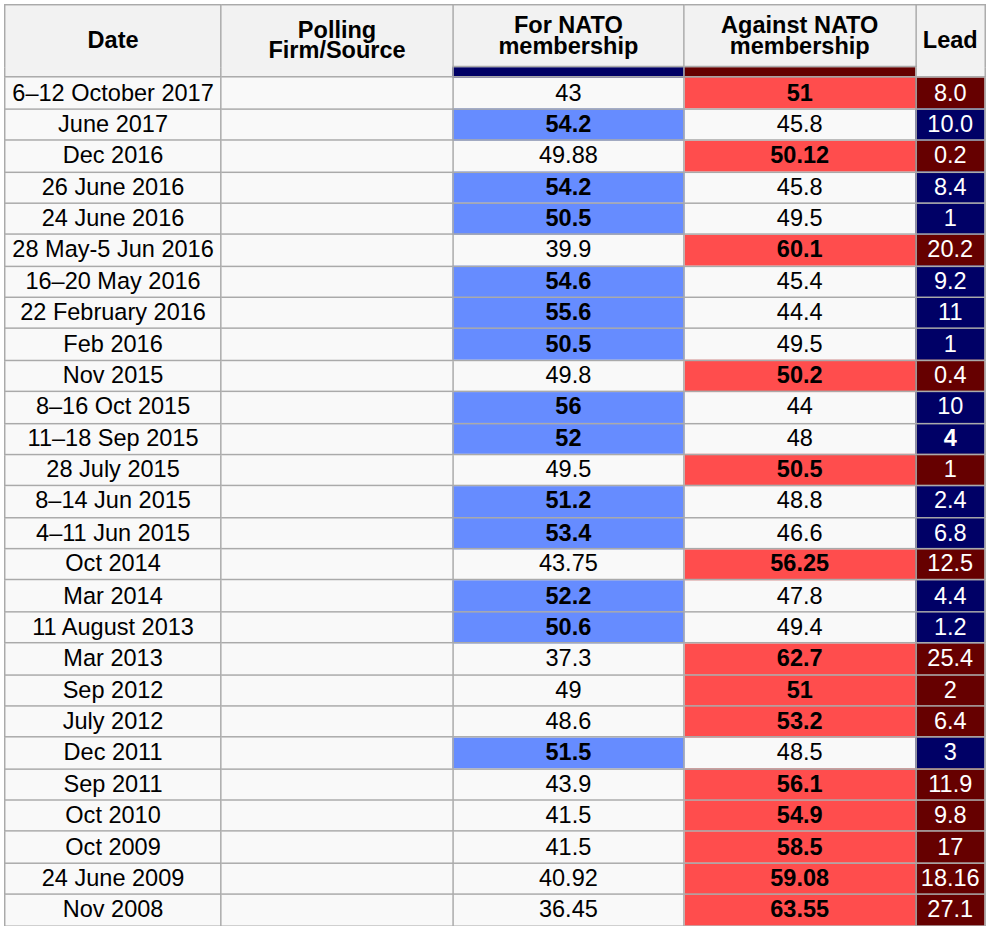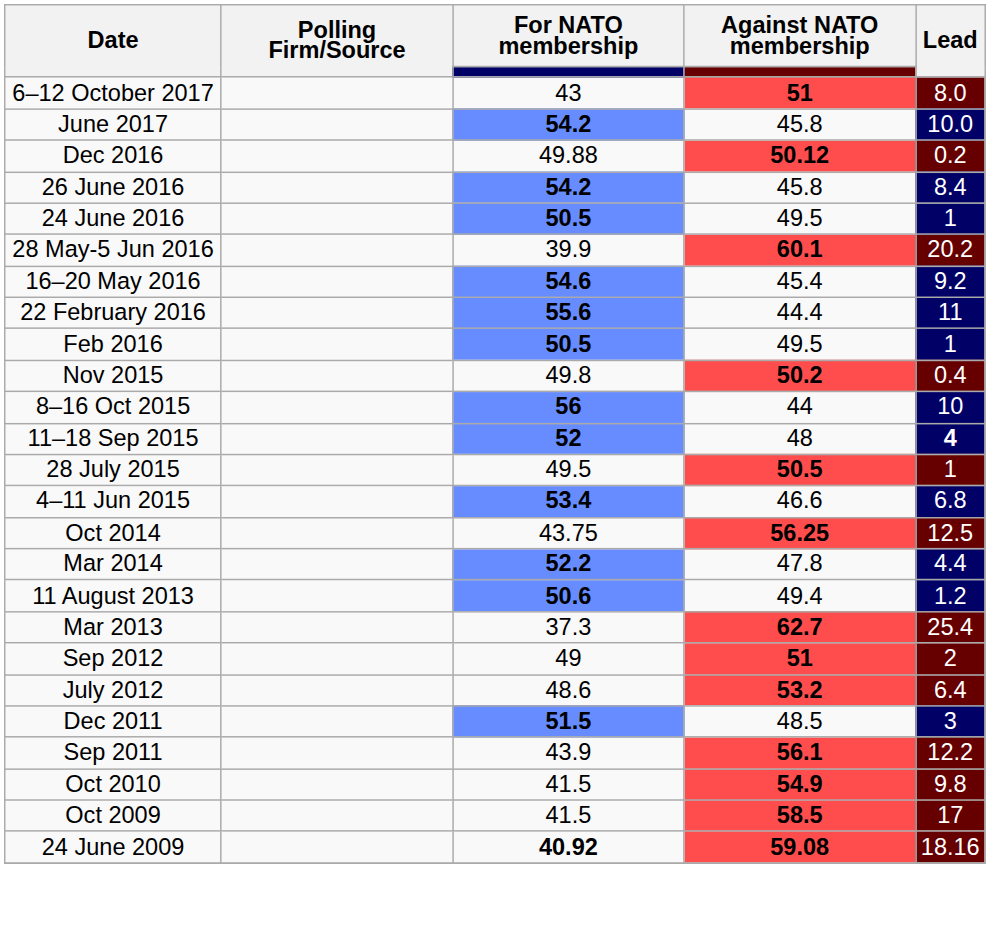- row: (113, 501)
(950, 784) 11.9 -> (950, 752) 12.2
(568, 878) normal -> (568, 846) bold
- row: (113, 909)
